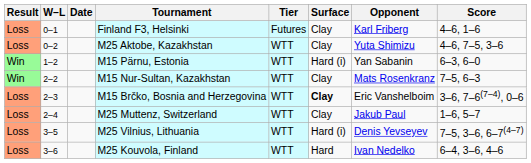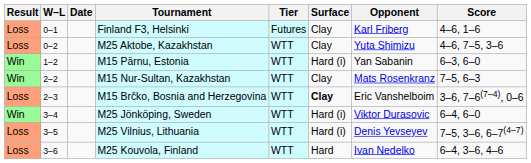- row: (157, 114)
+ row: (154, 114)
